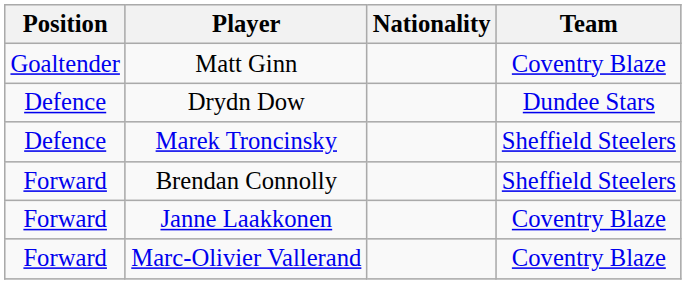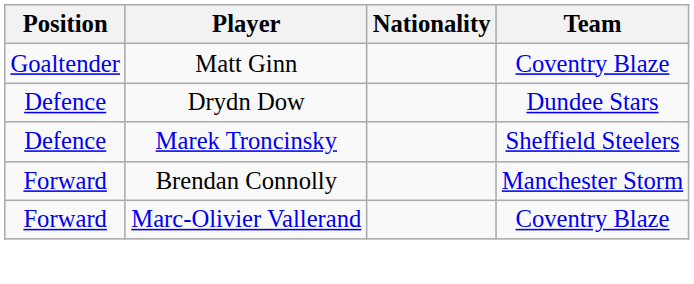(589, 180) Sheffield Steelers -> (592, 180) Manchester Storm
- row: (246, 219)
